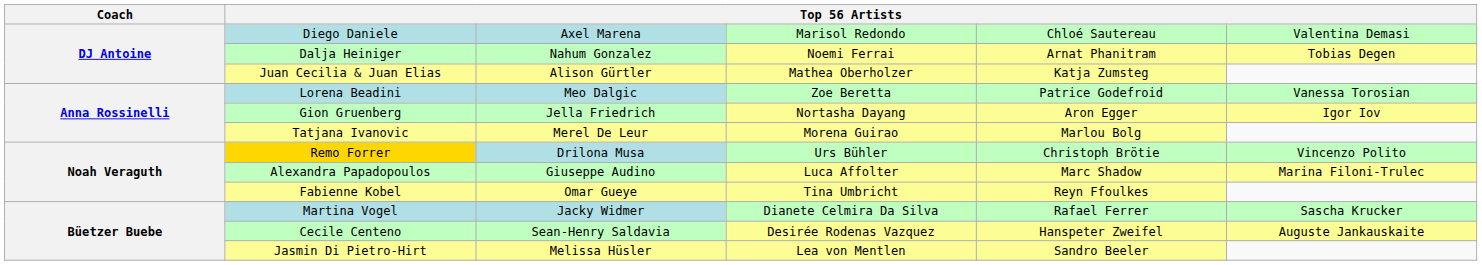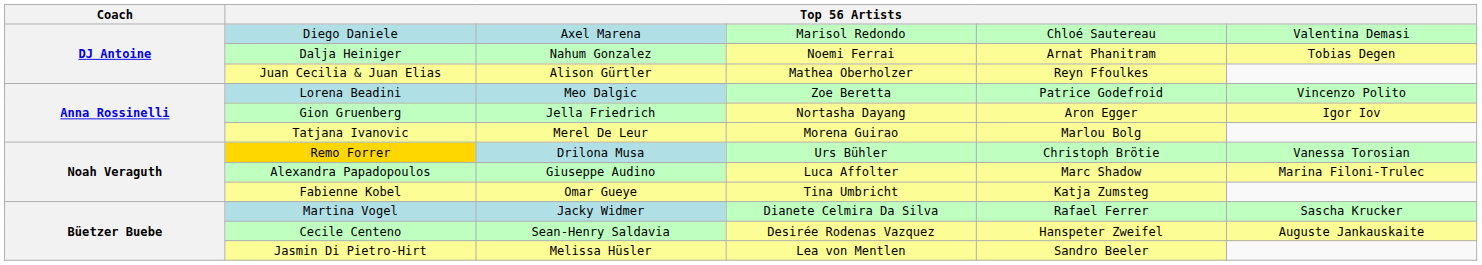(1101, 73) Katja Zumsteg -> (1101, 73) Reyn Ffoulkes
(1352, 93) Vanessa Torosian -> (1352, 93) Vincenzo Polito
(1352, 152) Vincenzo Polito -> (1352, 152) Vanessa Torosian
(1101, 192) Reyn Ffoulkes -> (1101, 192) Katja Zumsteg
